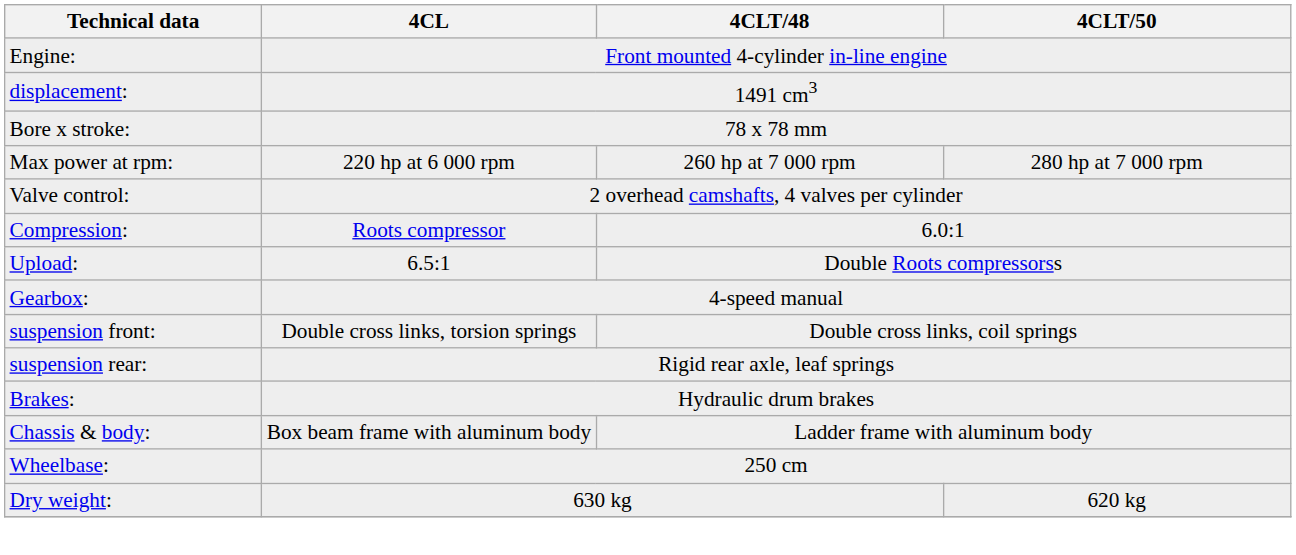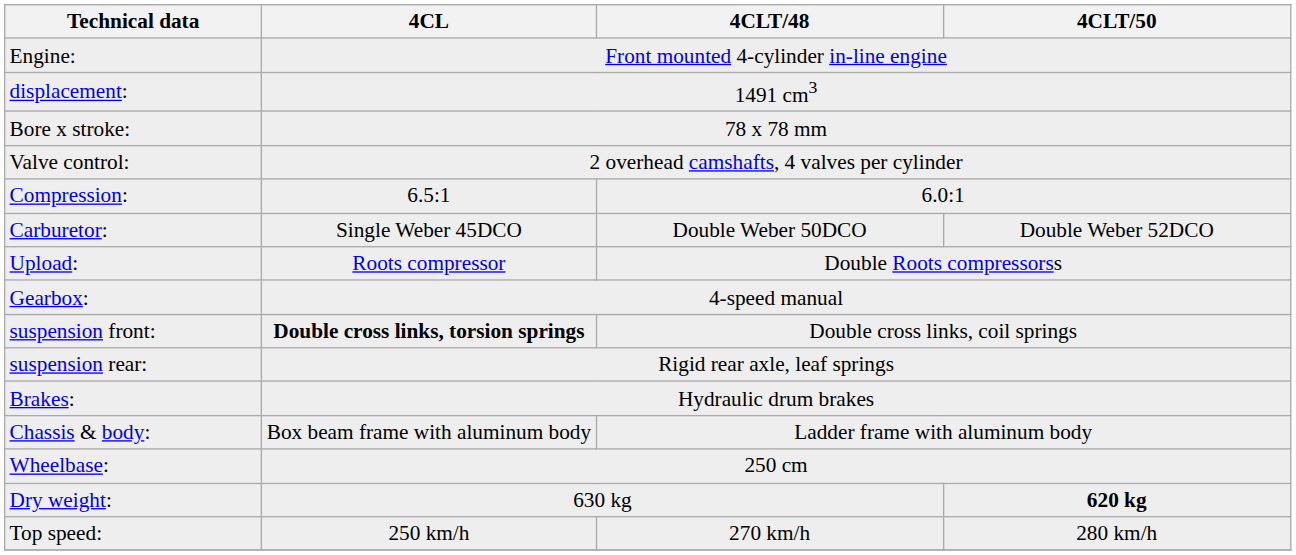- row: (94, 162)
(429, 229) Roots compressor -> (429, 195) 6.5:1
+ row: (61, 229)
(429, 263) 6.5:1 -> (429, 263) Roots compressor
(429, 330) normal -> (429, 330) bold
(1117, 499) normal -> (1117, 499) bold
+ row: (58, 533)
